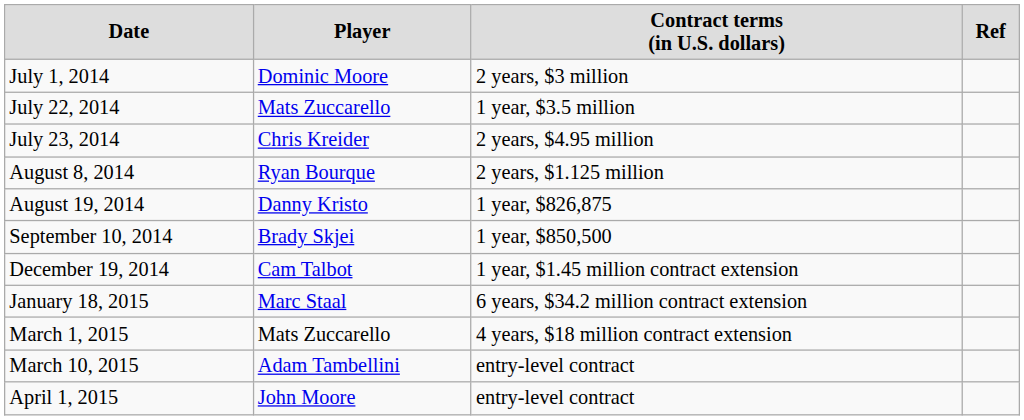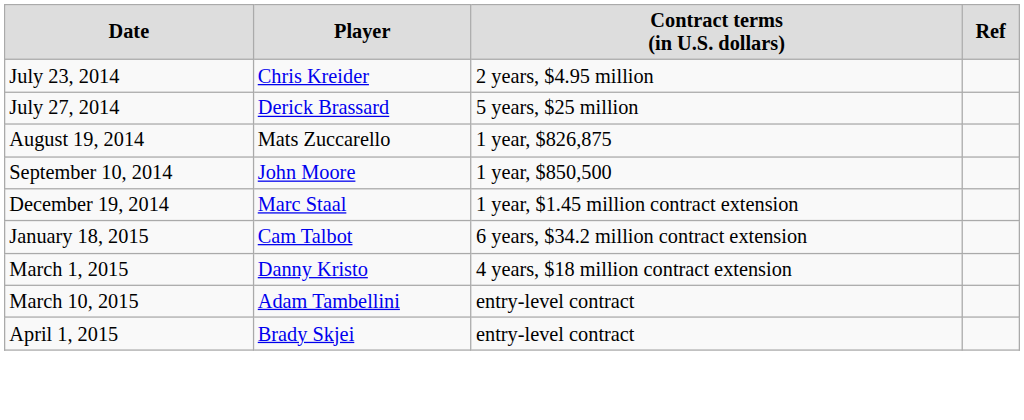- row: (59, 75)
- row: (64, 107)
+ row: (64, 107)
- row: (72, 172)
(313, 204) Danny Kristo -> (324, 140) Mats Zuccarello
(306, 236) Brady Skjei -> (307, 172) John Moore
(305, 269) Cam Talbot -> (302, 204) Marc Staal
(302, 301) Marc Staal -> (305, 236) Cam Talbot
(324, 333) Mats Zuccarello -> (313, 269) Danny Kristo
(307, 397) John Moore -> (306, 333) Brady Skjei
